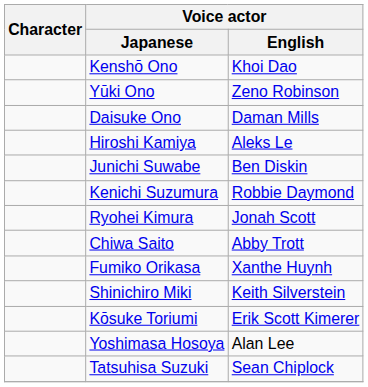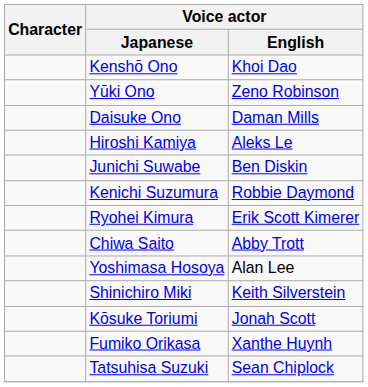(274, 218) Jonah Scott -> (296, 218) Erik Scott Kimerer
rows swapped: (145, 268) <-> (157, 343)
(296, 318) Erik Scott Kimerer -> (274, 318) Jonah Scott
